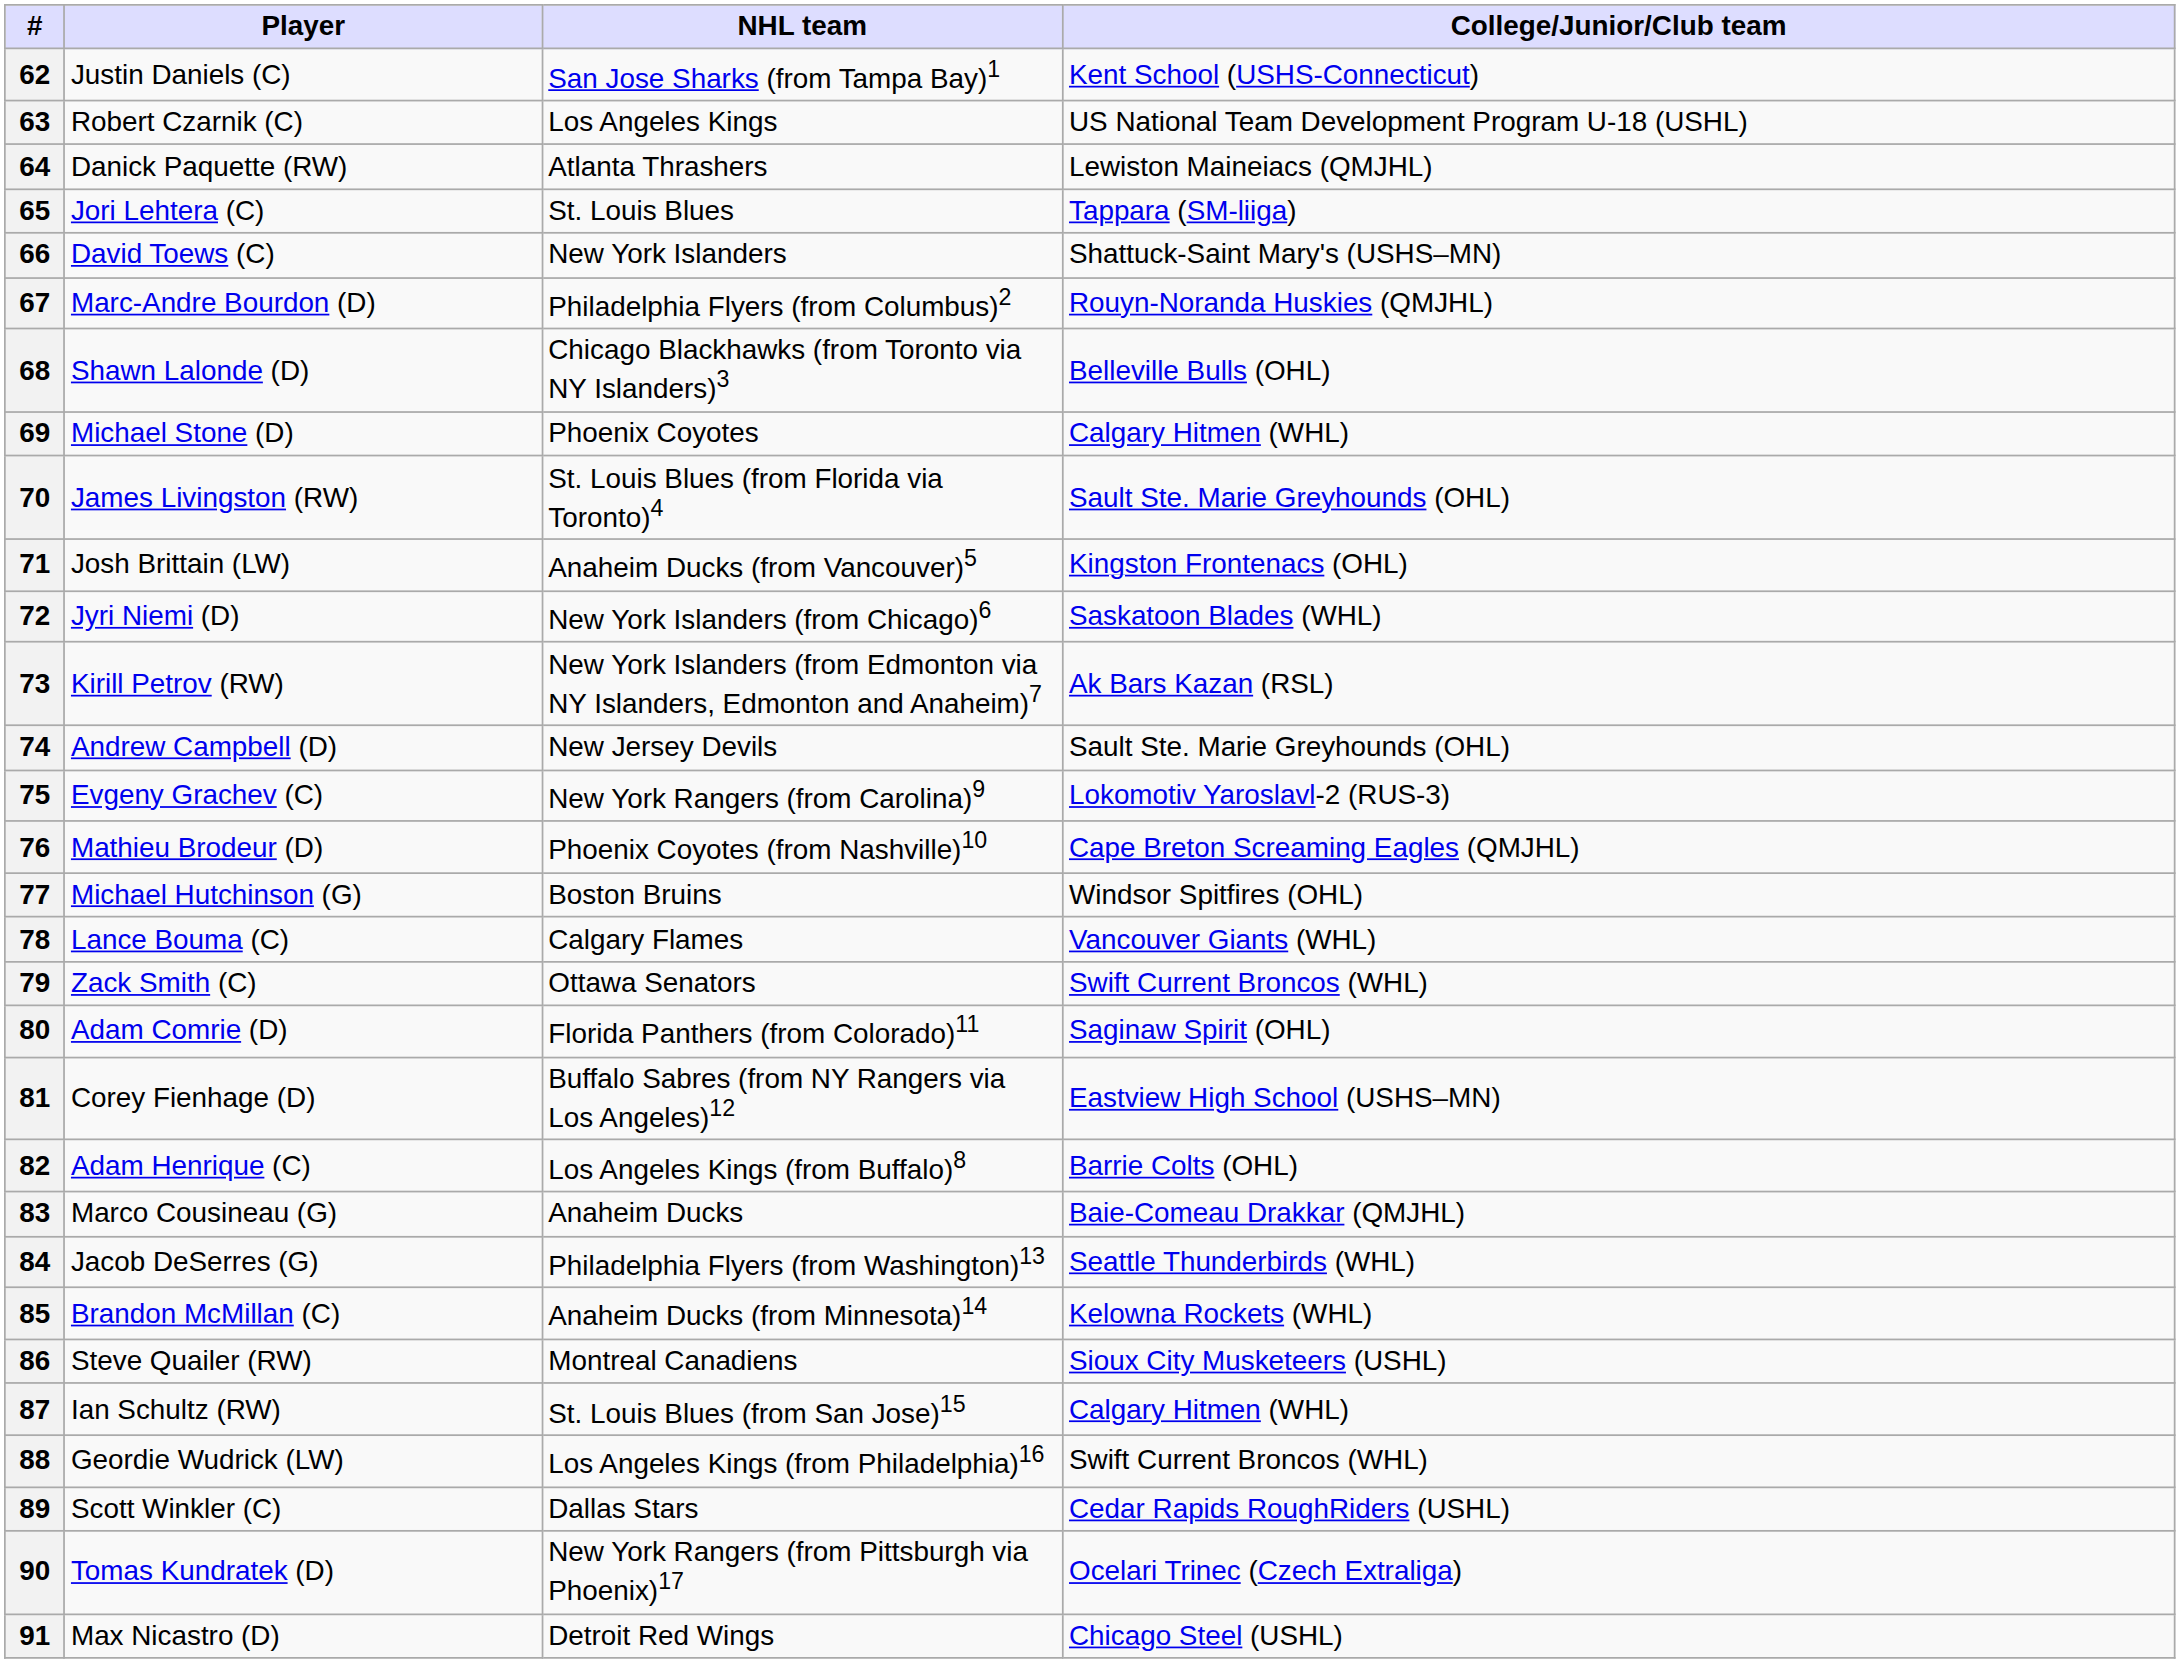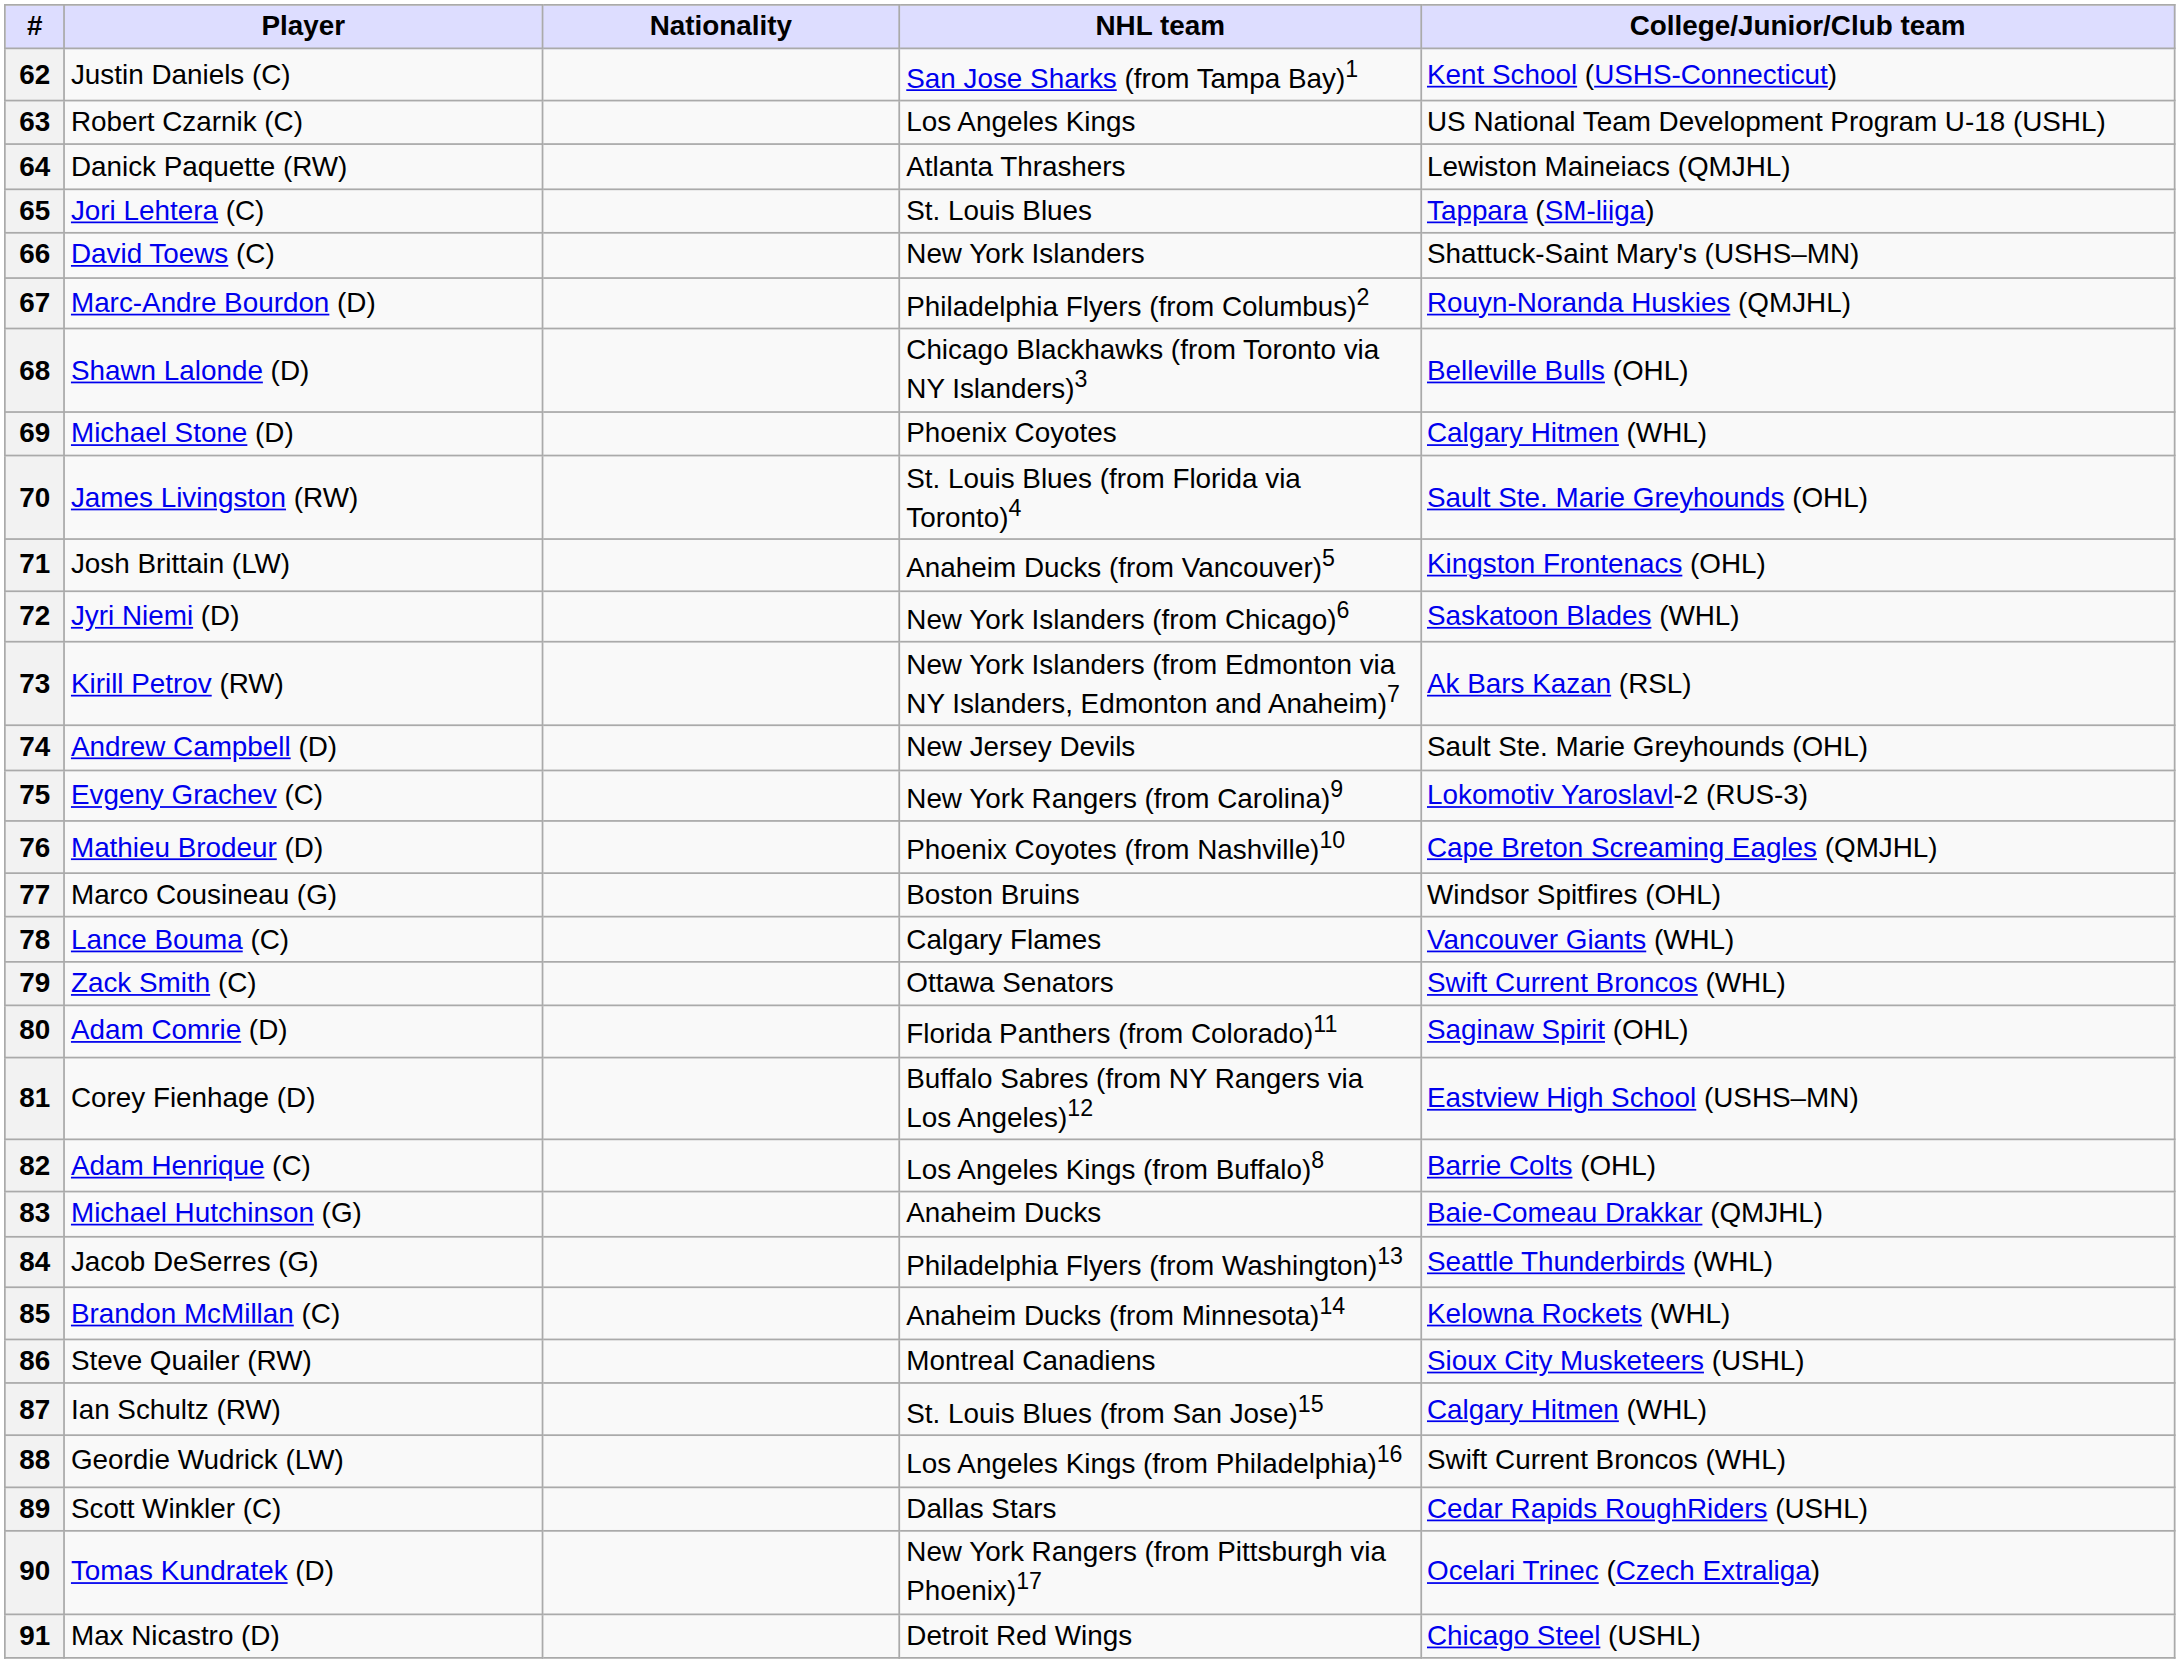+ column: (721, 26)
(216, 894) Michael Hutchinson (G) -> (204, 894) Marco Cousineau (G)
(204, 1213) Marco Cousineau (G) -> (216, 1213) Michael Hutchinson (G)
